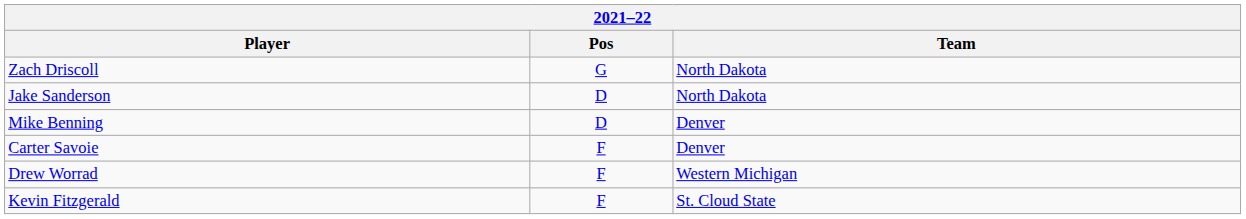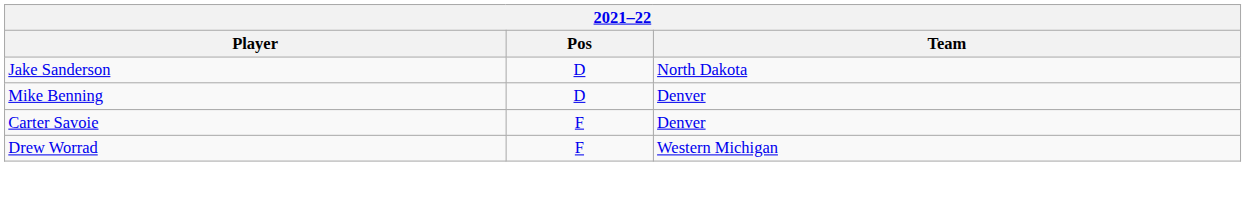- row: (53, 69)
- row: (64, 200)
